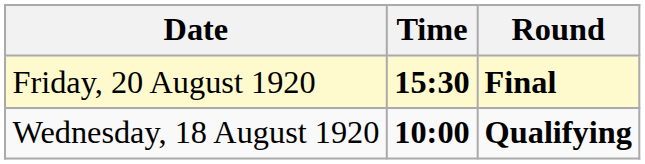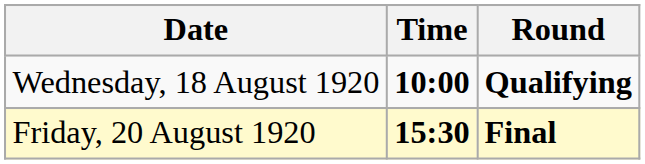rows swapped: (196, 132) <-> (164, 81)
